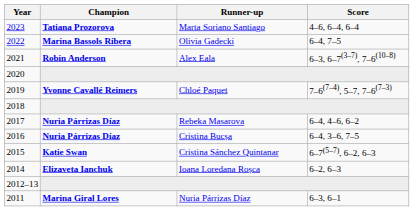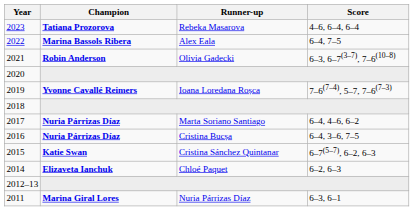(222, 27) Marta Soriano Santiago -> (212, 27) Rebeka Masarova
(207, 42) Olivia Gadecki -> (197, 42) Alex Eala
(197, 58) Alex Eala -> (207, 58) Olivia Gadecki
(203, 90) Chloé Paquet -> (220, 90) Ioana Loredana Roșca
(212, 121) Rebeka Masarova -> (222, 121) Marta Soriano Santiago
(220, 169) Ioana Loredana Roșca -> (203, 169) Chloé Paquet
